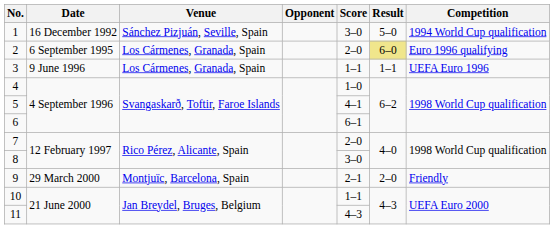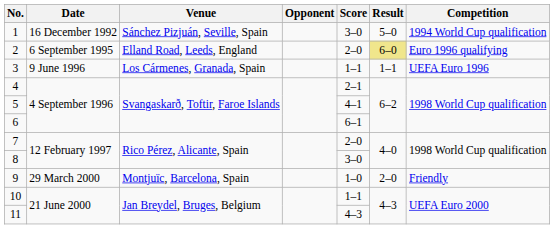(194, 50) Los Cármenes, Granada, Spain -> (190, 50) Elland Road, Leeds, England
(353, 86) 1–0 -> (353, 86) 2–1
(353, 178) 2–1 -> (353, 178) 1–0
